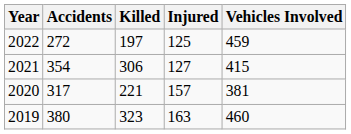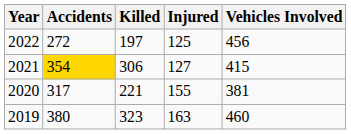(238, 41) 459 -> (238, 41) 456
(58, 66) no background -> (58, 66) gold background
(179, 91) 157 -> (179, 91) 155
